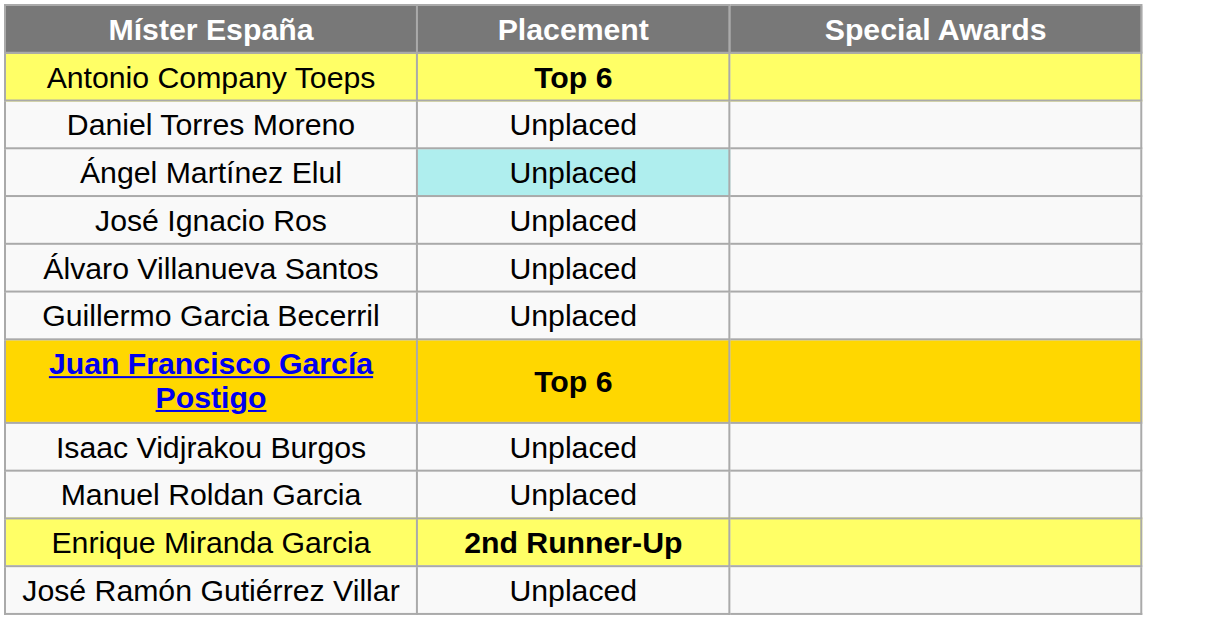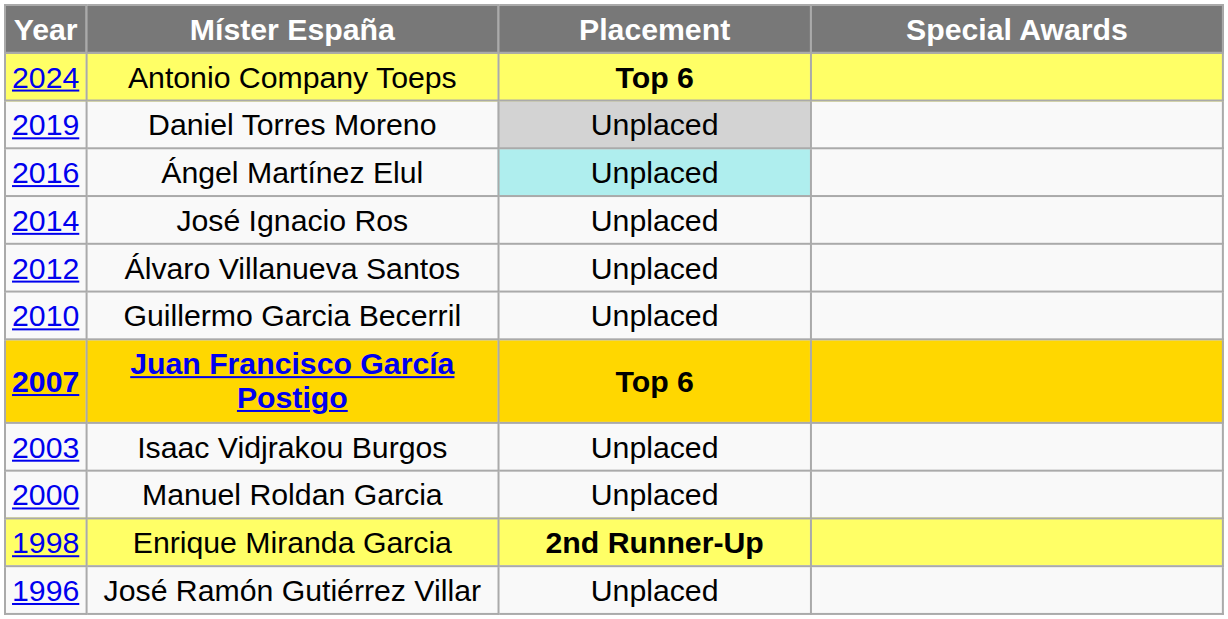+ column: (46, 29)
(573, 125) no background -> (655, 125) lightgrey background
